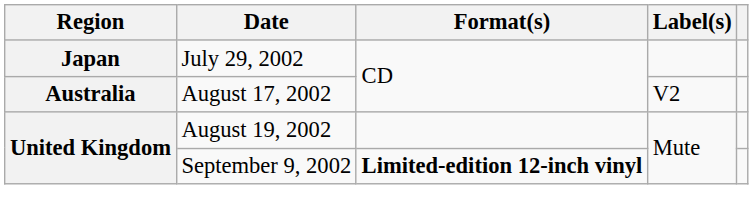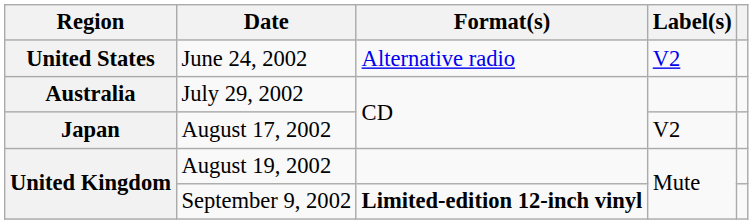+ row: (244, 58)
(90, 58) Japan -> (90, 93) Australia
(90, 93) Australia -> (90, 129) Japan
